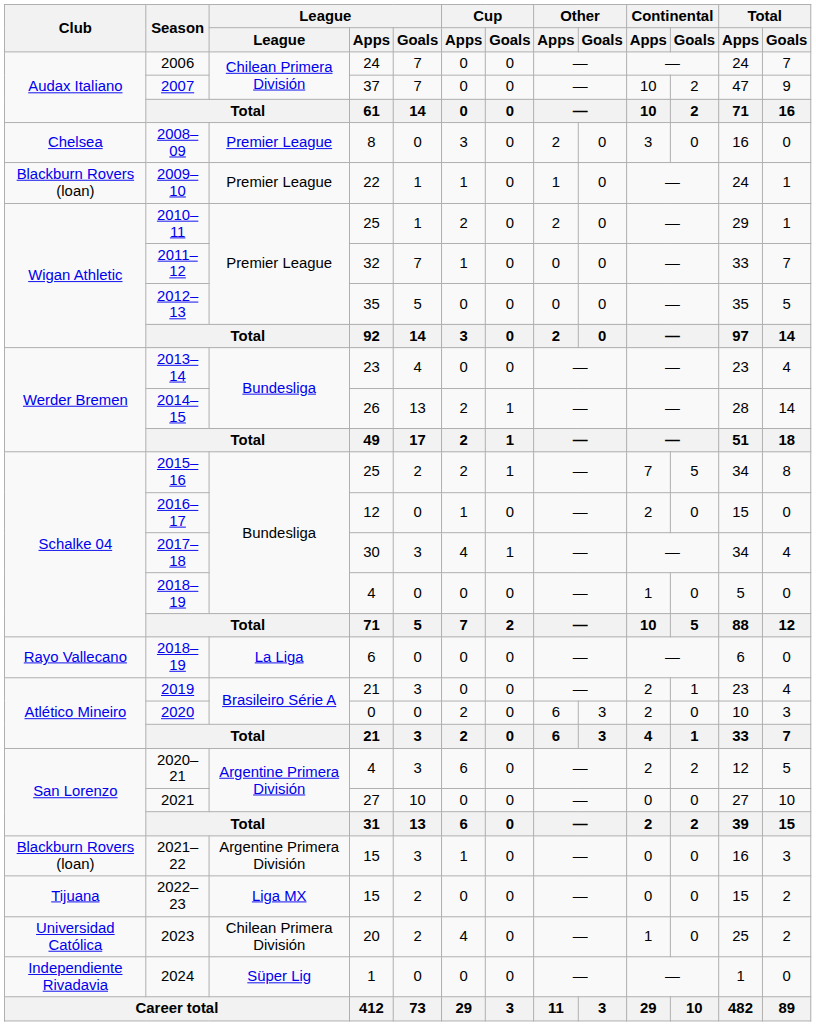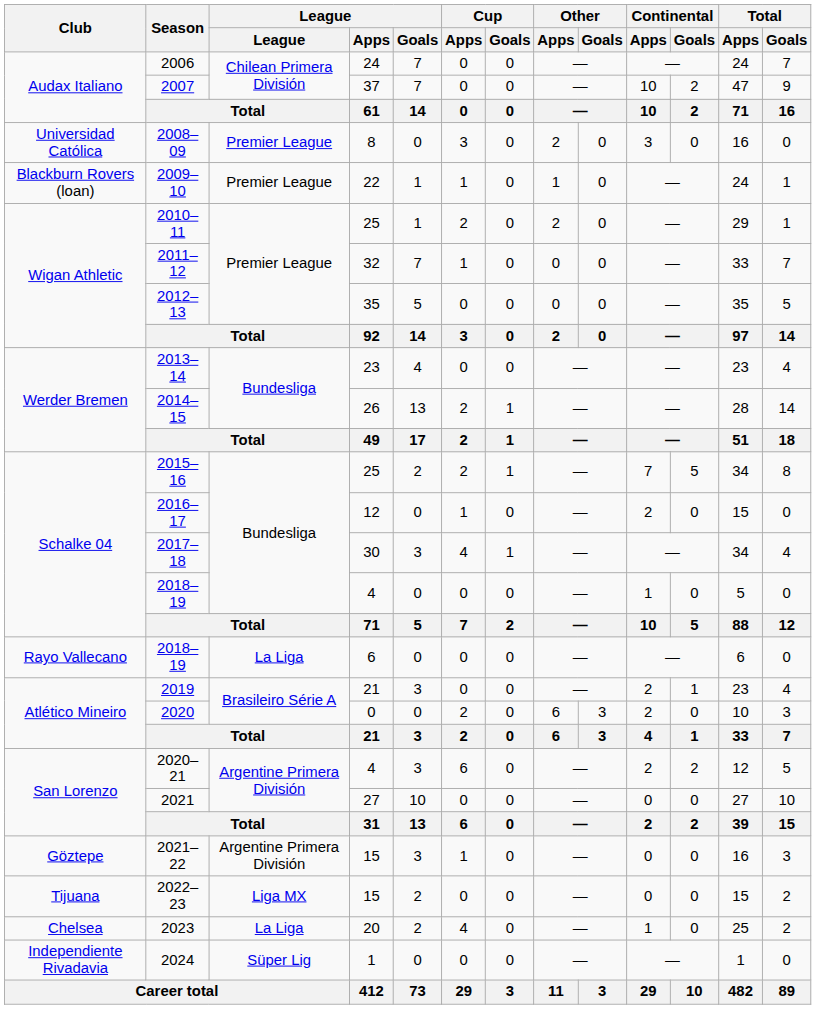(75, 142) Chelsea -> (75, 142) Universidad Católica
(75, 855) Blackburn Rovers (loan) -> (75, 855) Göztepe
(75, 936) Universidad Católica -> (75, 928) Chelsea
(279, 936) Chilean Primera División -> (279, 928) La Liga
